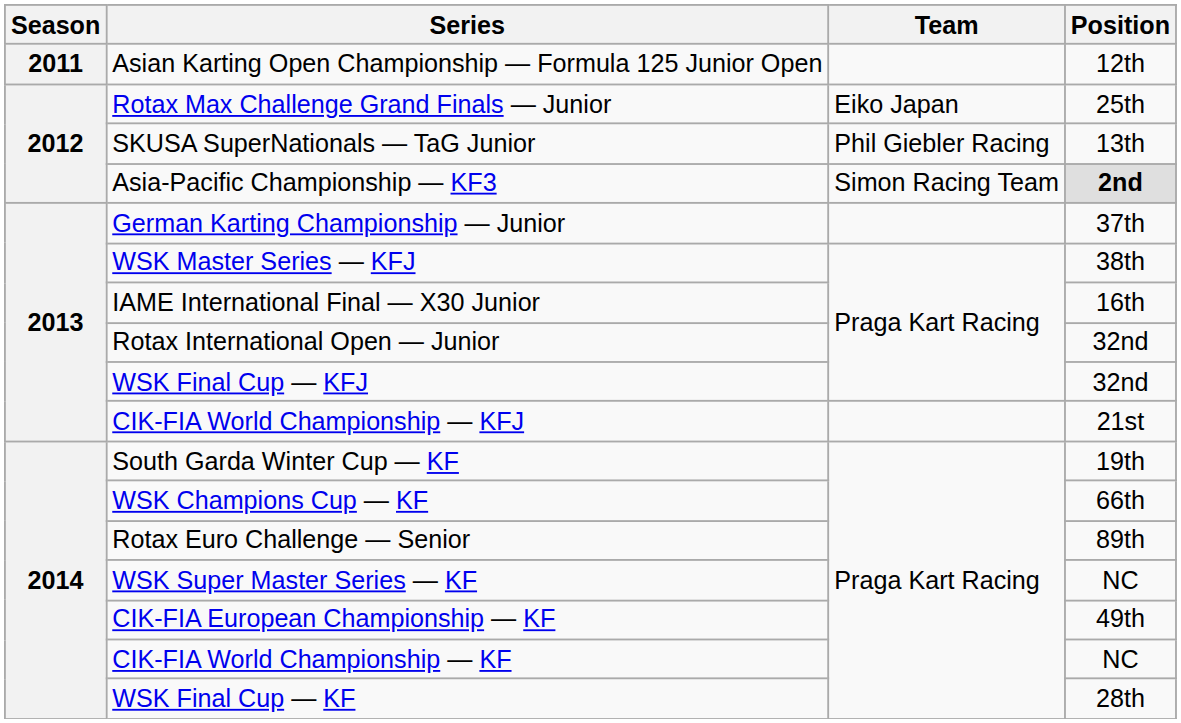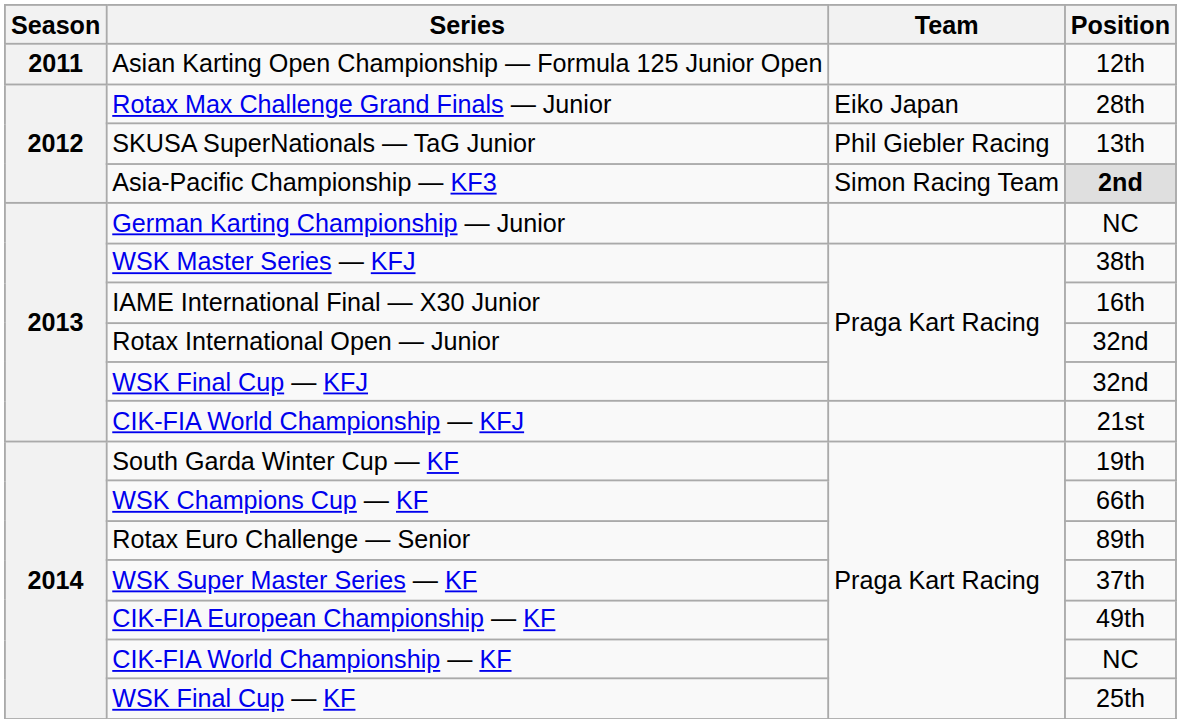(1120, 104) 25th -> (1120, 104) 28th
(1120, 223) 37th -> (1120, 223) NC
(1120, 580) NC -> (1120, 580) 37th
(1120, 699) 28th -> (1120, 699) 25th
